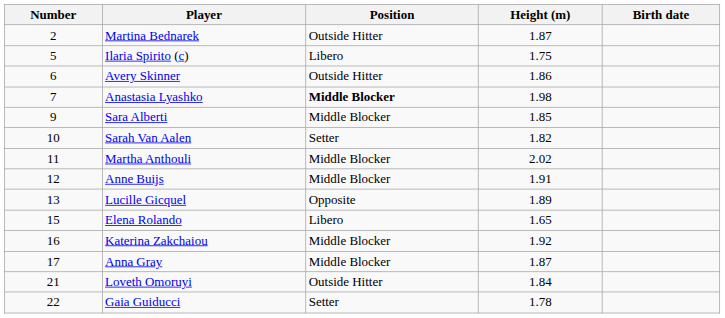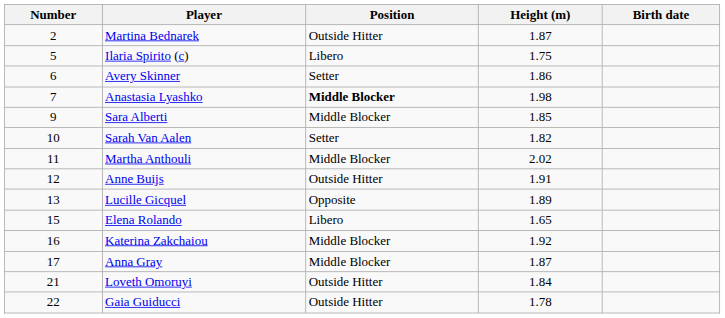(346, 76) Outside Hitter -> (324, 76) Setter
(350, 179) Middle Blocker -> (346, 179) Outside Hitter
(324, 302) Setter -> (346, 302) Outside Hitter
